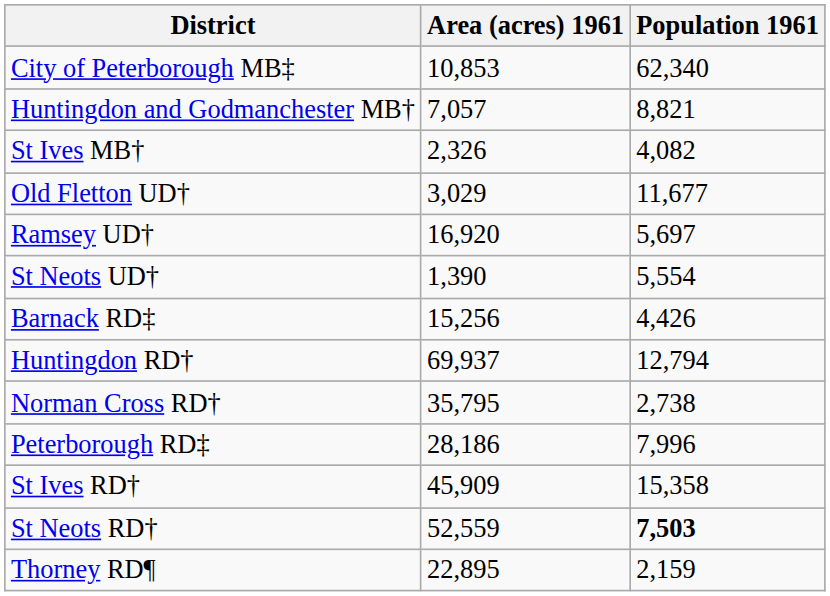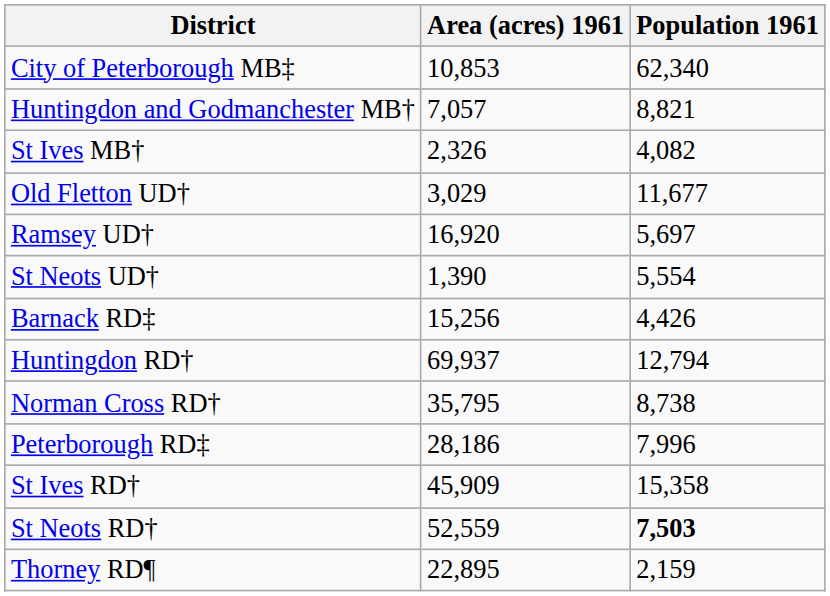(666, 402) 2,738 -> (666, 402) 8,738
